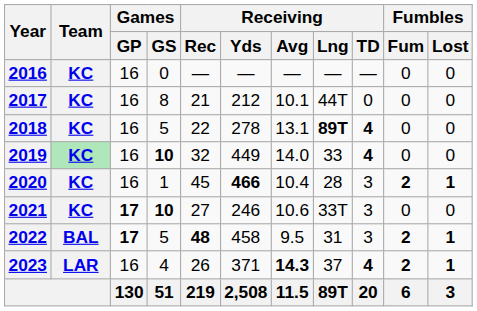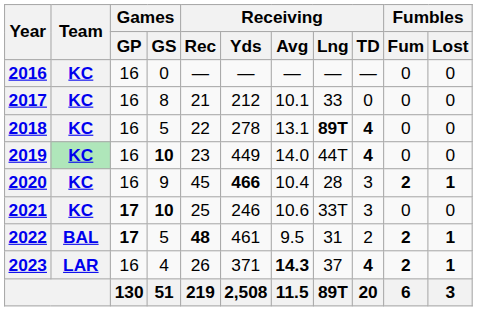(333, 100) 44T -> (333, 100) 33
(200, 155) 32 -> (200, 155) 23
(333, 155) 33 -> (333, 155) 44T
(164, 182) 1 -> (164, 182) 9
(200, 210) 27 -> (200, 210) 25
(246, 237) 458 -> (246, 237) 461
(368, 237) 3 -> (368, 237) 2
